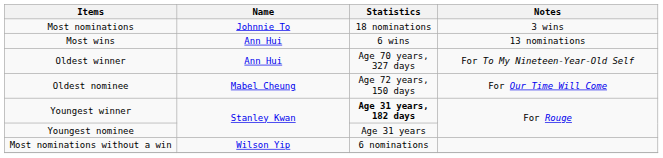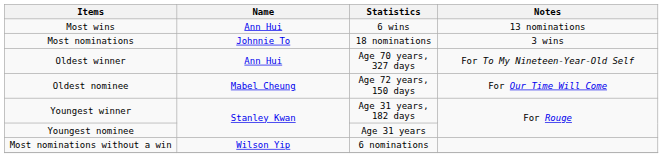rows swapped: (91, 41) <-> (91, 26)
(394, 111) bold -> (394, 111) normal
